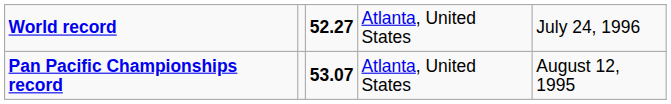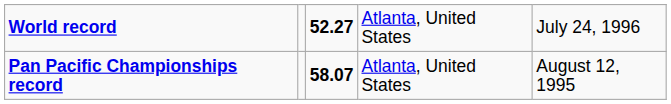(332, 75) 53.07 -> (332, 75) 58.07
